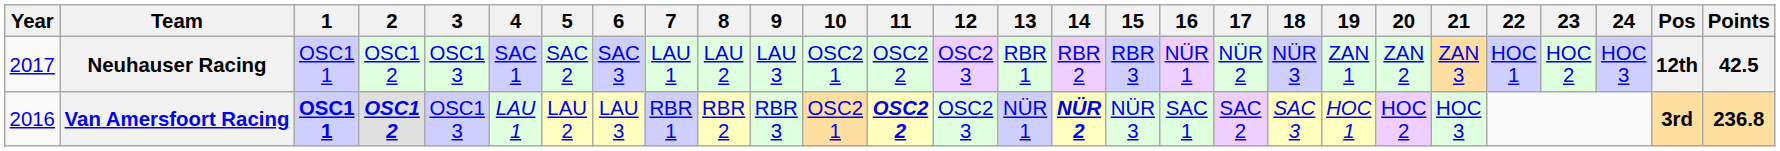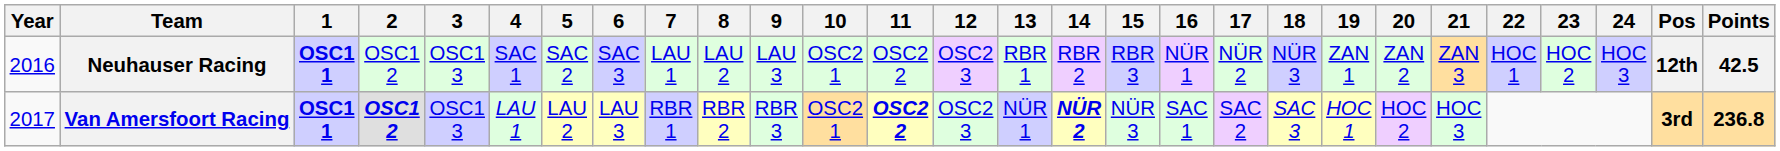(32, 64) 2017 -> (32, 64) 2016
(327, 64) normal -> (327, 64) bold
(32, 118) 2016 -> (32, 118) 2017
